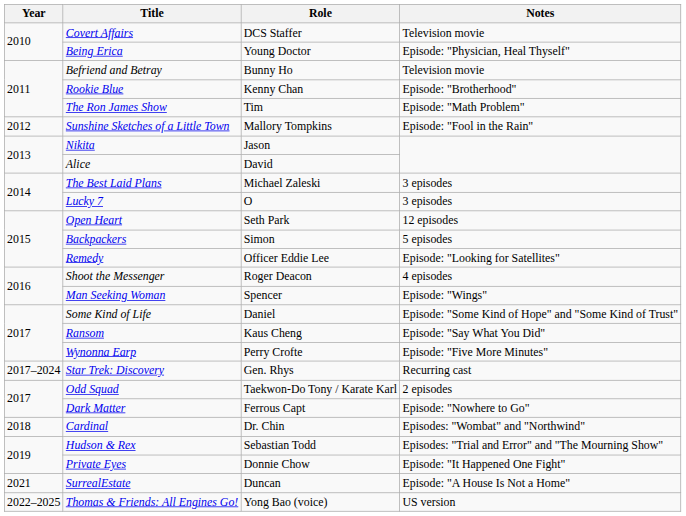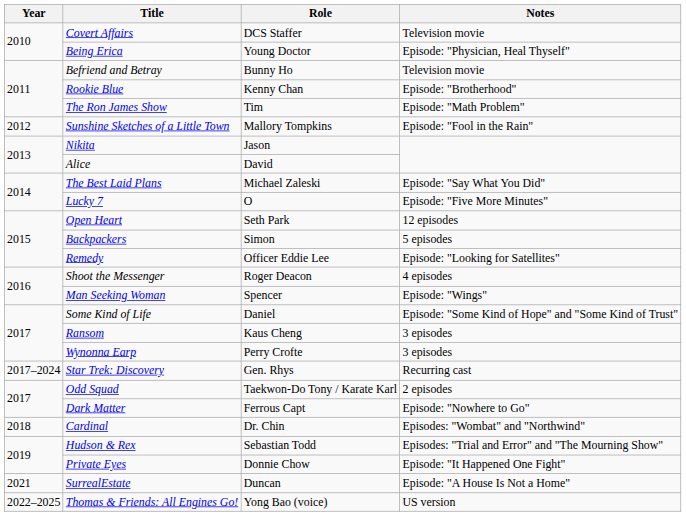(427, 182) 3 episodes -> (474, 182) Episode: "Say What You Did"
(427, 201) 3 episodes -> (475, 201) Episode: "Five More Minutes"
(474, 333) Episode: "Say What You Did" -> (427, 333) 3 episodes
(475, 351) Episode: "Five More Minutes" -> (427, 351) 3 episodes
